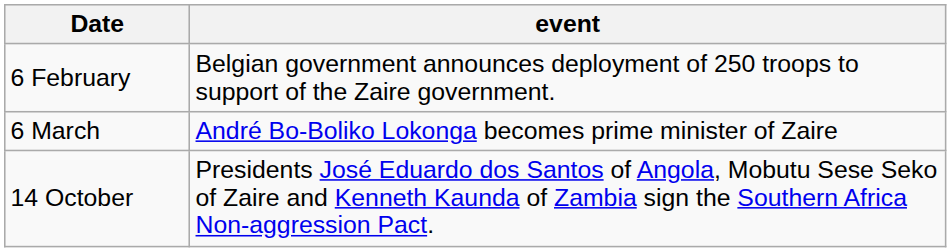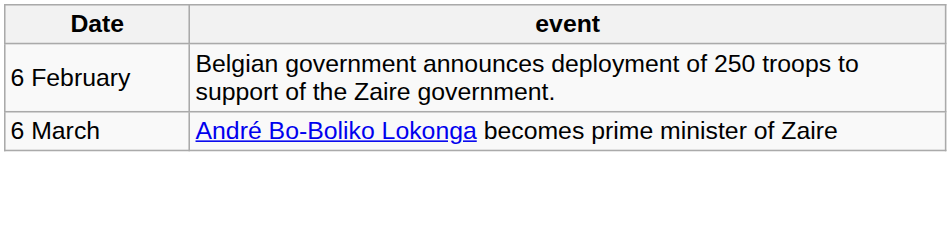- row: (72, 197)
